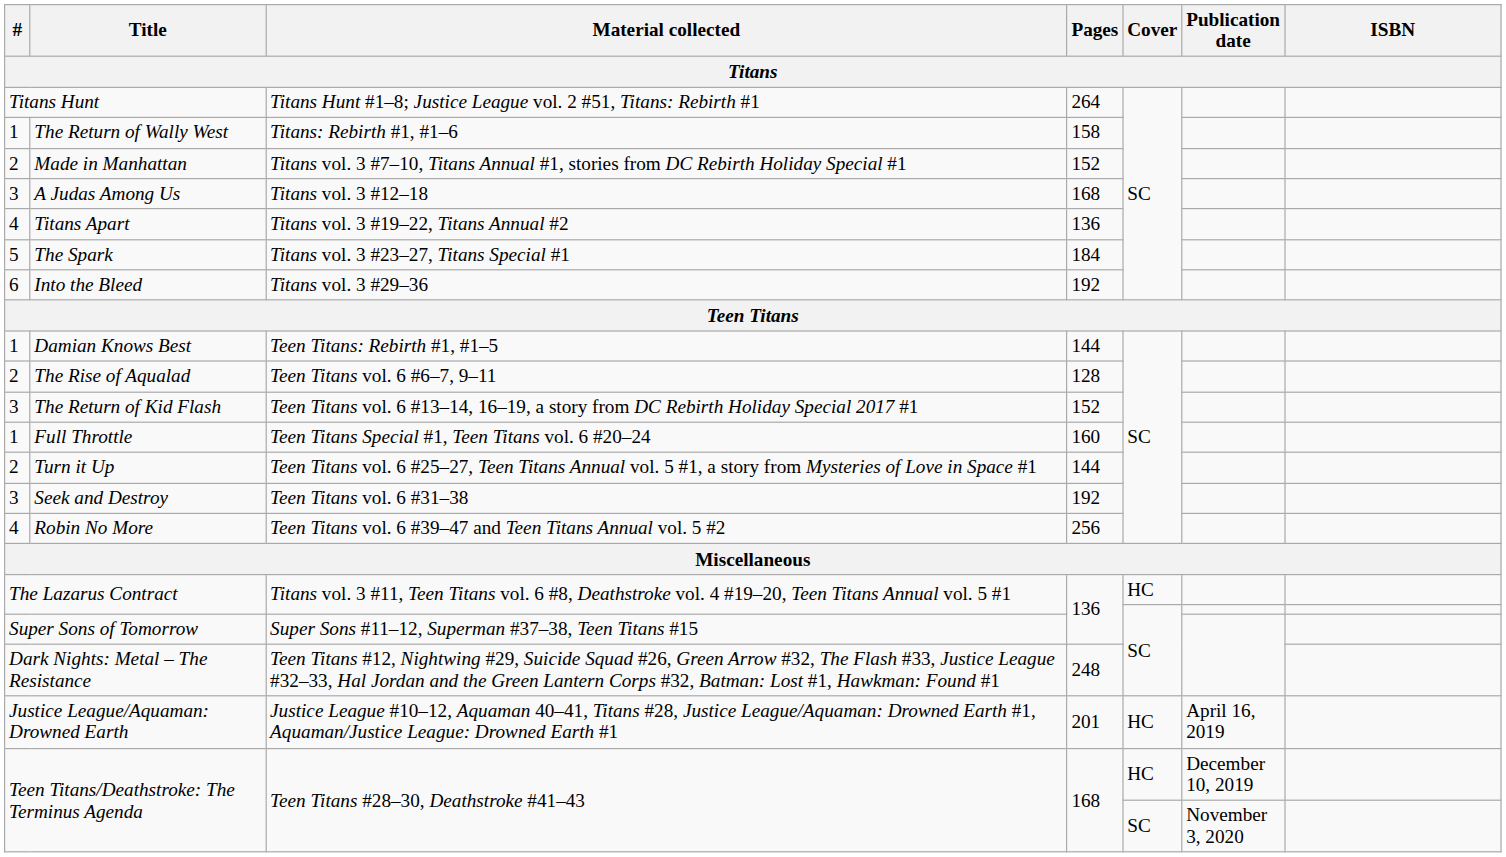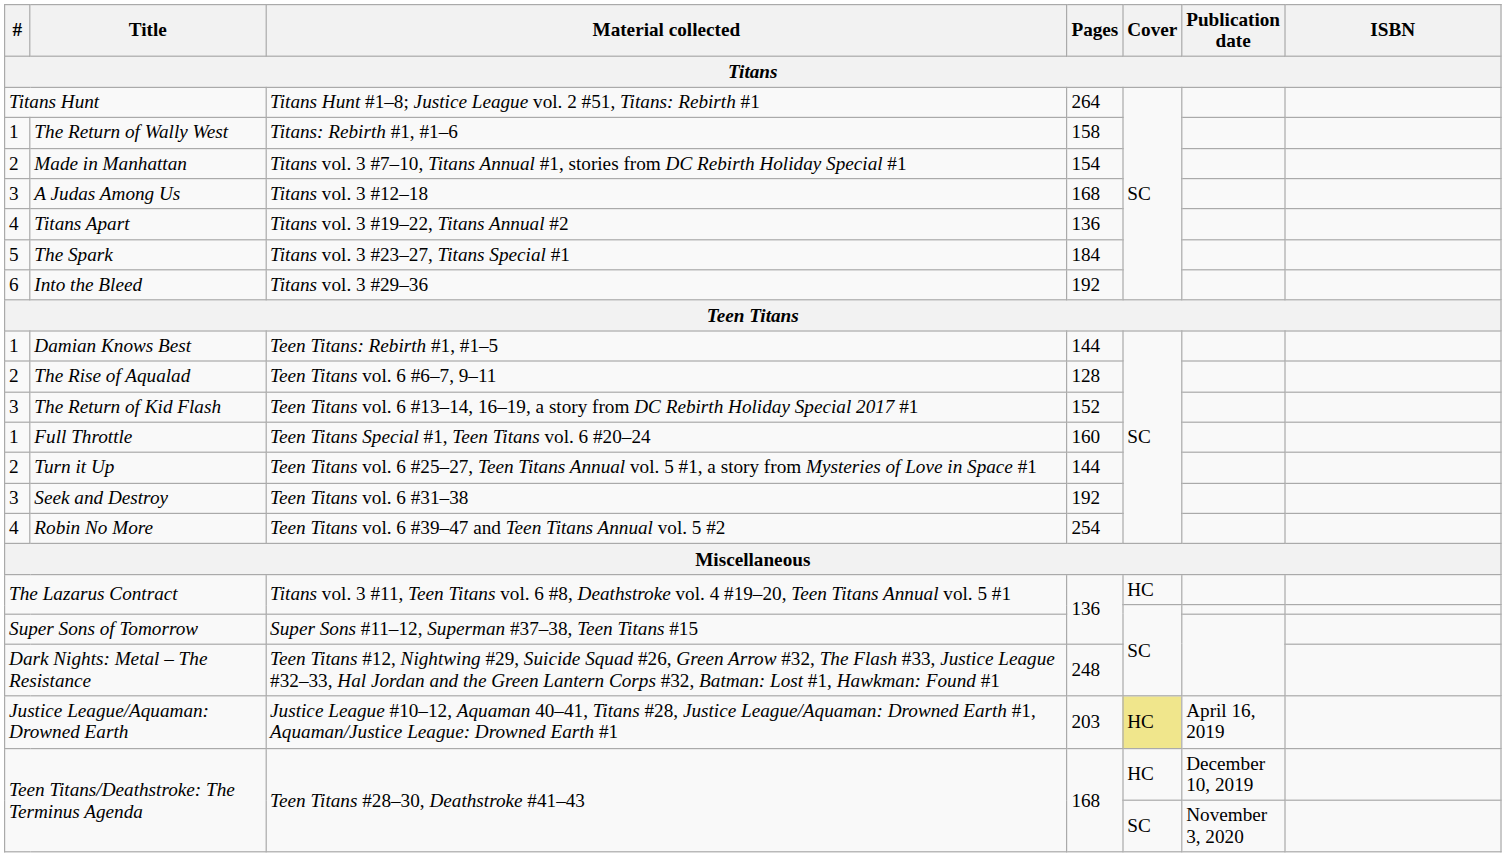(1086, 163) 152 -> (1086, 163) 154
(1086, 528) 256 -> (1086, 528) 254
(1086, 722) 201 -> (1086, 722) 203
(1141, 722) no background -> (1141, 722) khaki background
